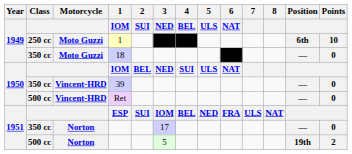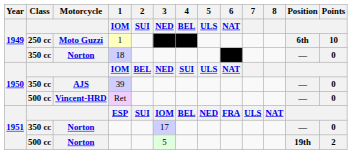(81, 55) Moto Guzzi -> (81, 55) Norton
(81, 84) Vincent-HRD -> (81, 84) AJS
